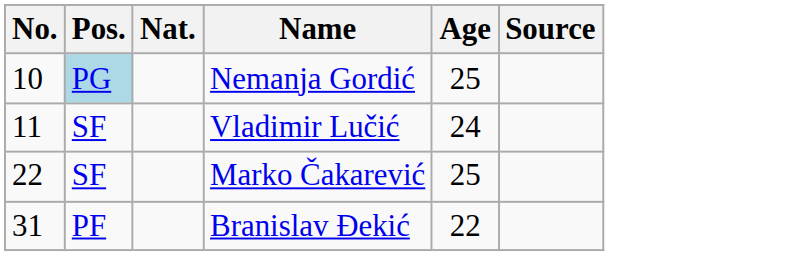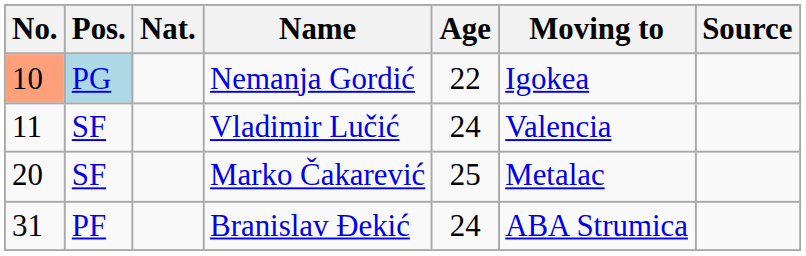+ column: (597, 28)
(28, 77) no background -> (28, 77) lightsalmon background
(465, 77) 25 -> (465, 77) 22
(28, 175) 22 -> (28, 175) 20
(465, 224) 22 -> (465, 224) 24
